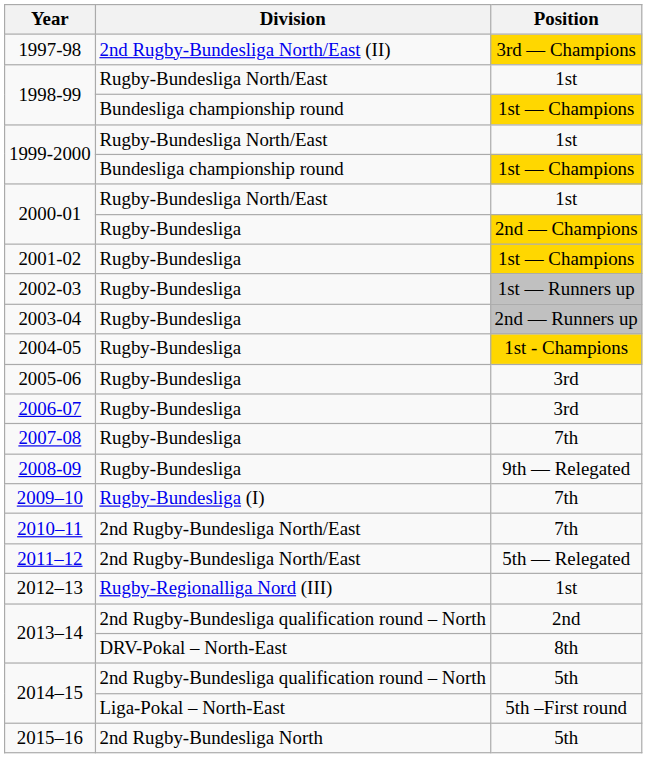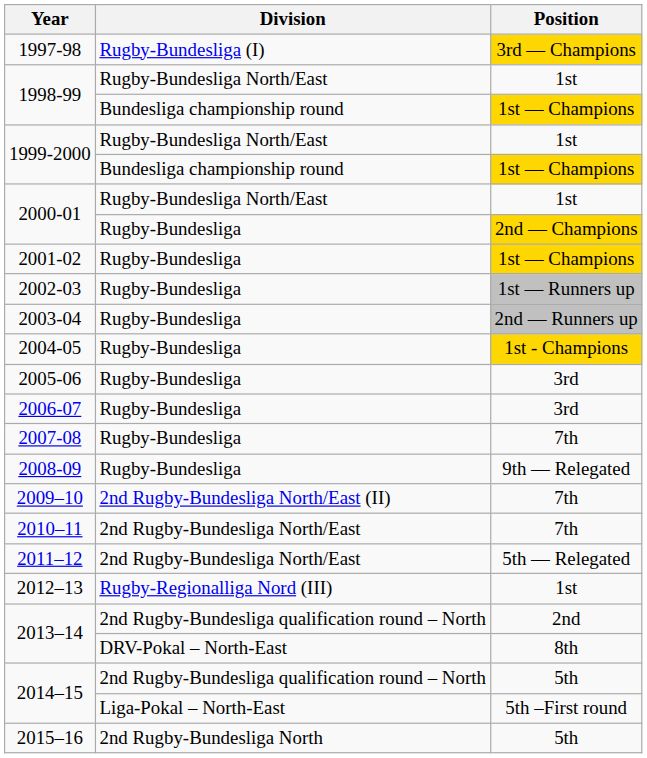(245, 49) 2nd Rugby-Bundesliga North/East (II) -> (182, 49) Rugby-Bundesliga (I)
(182, 498) Rugby-Bundesliga (I) -> (245, 498) 2nd Rugby-Bundesliga North/East (II)
